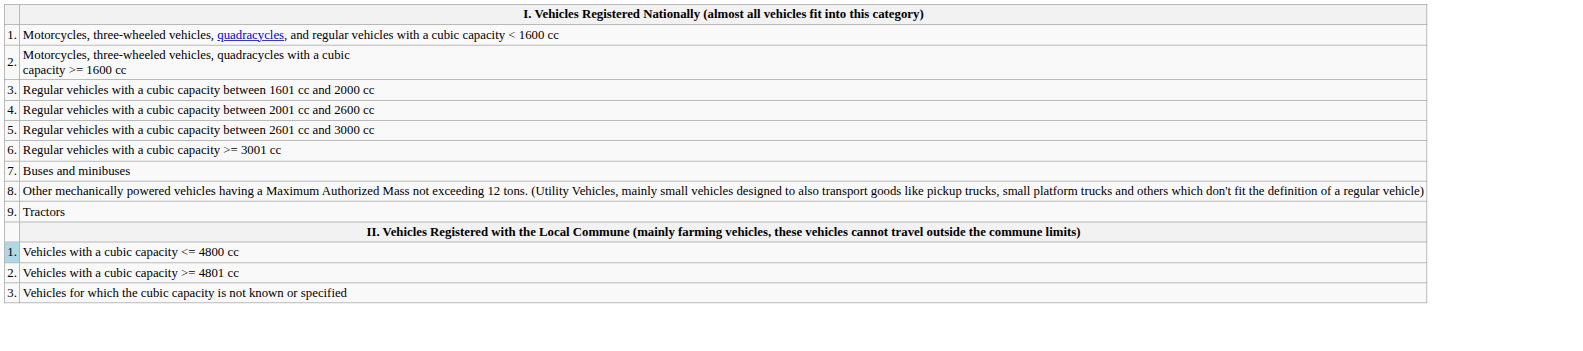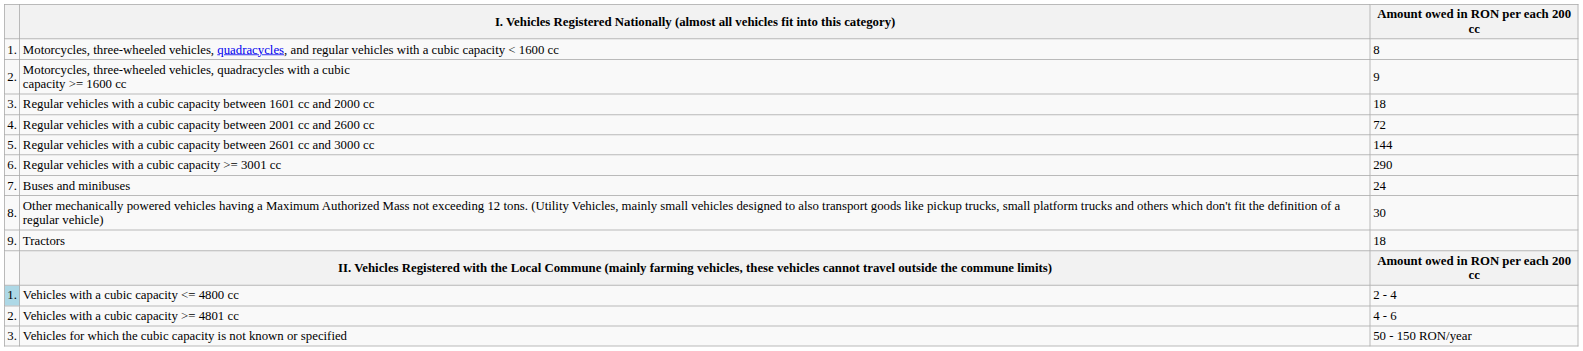+ column: (1474, 21)
